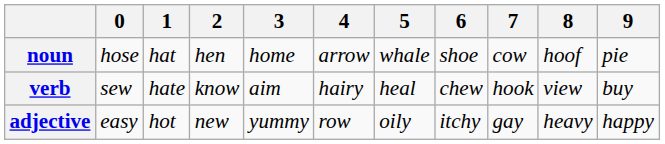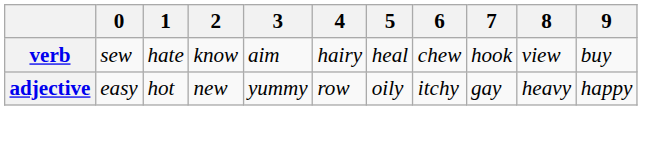- row: (50, 54)
